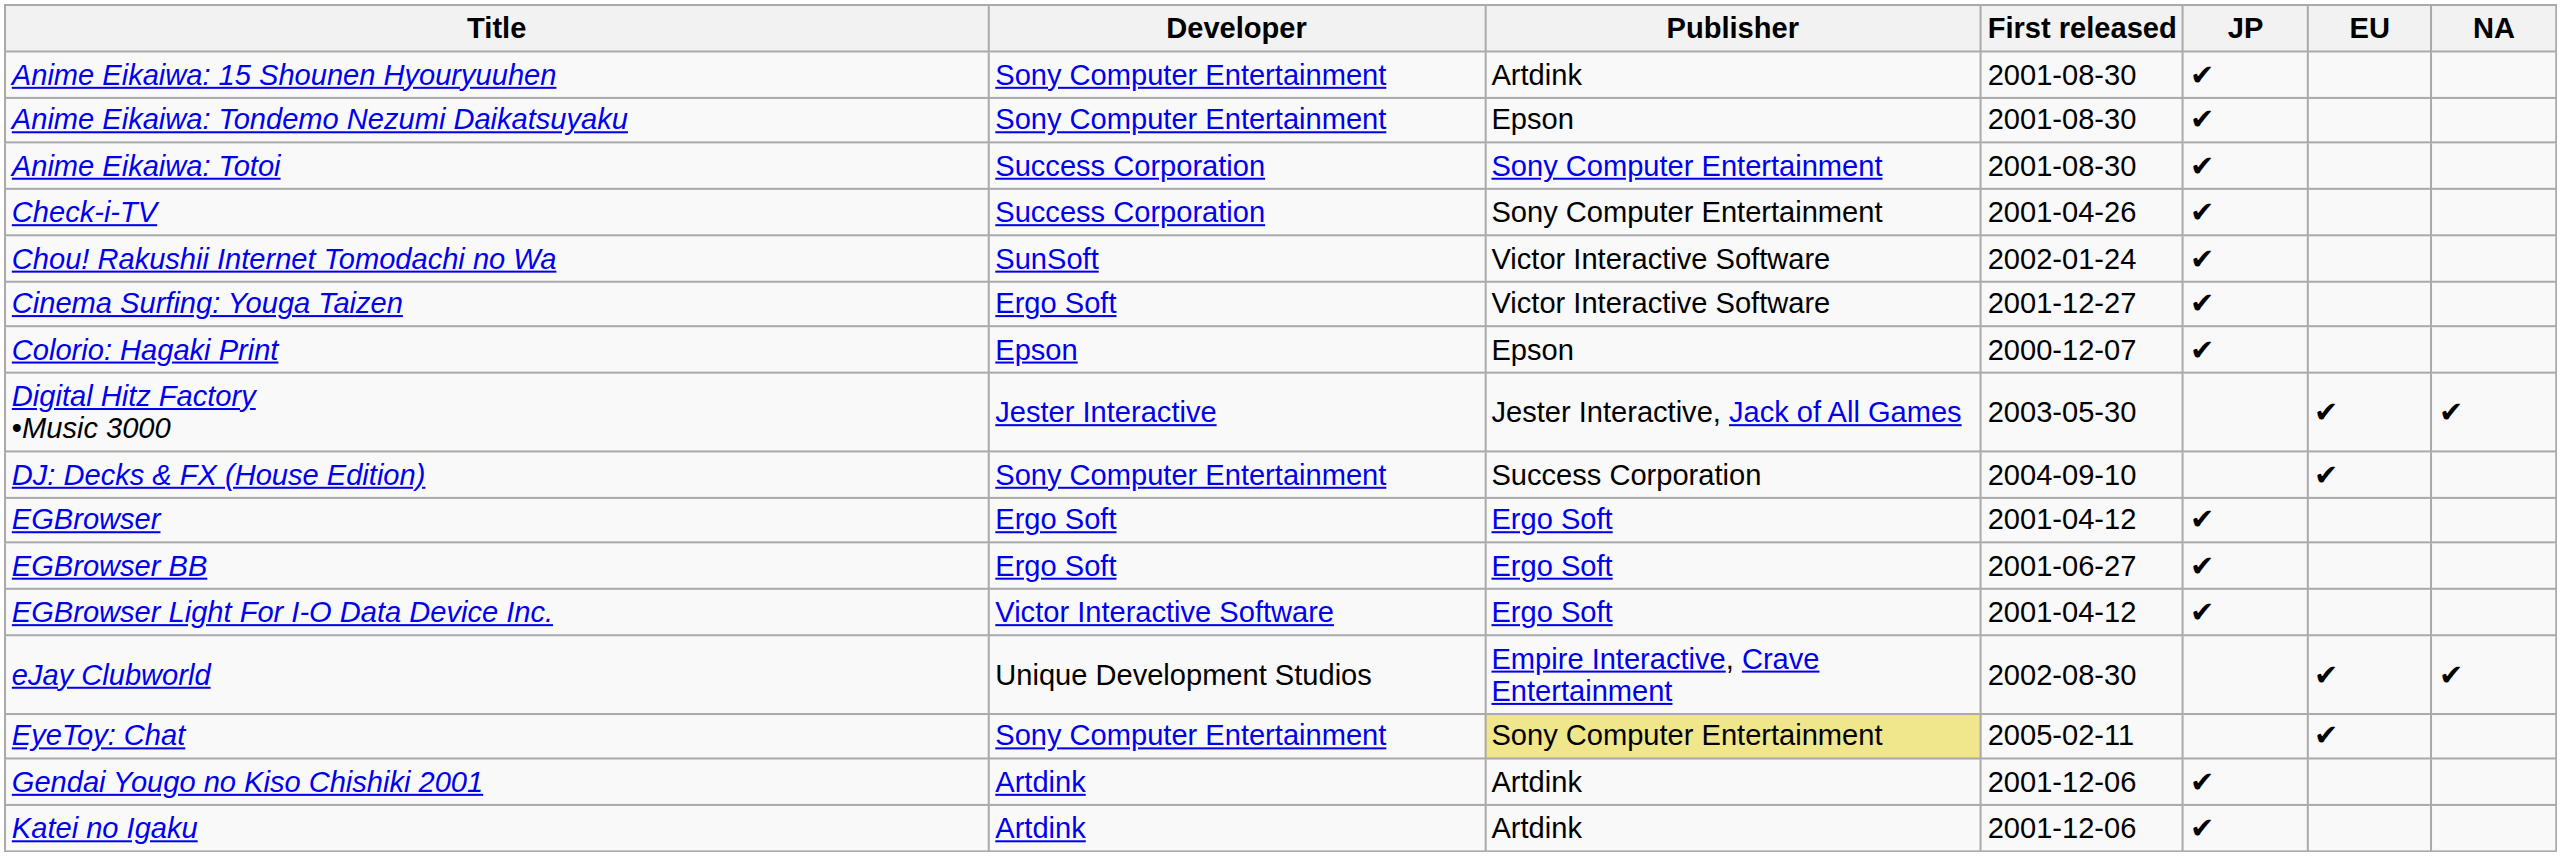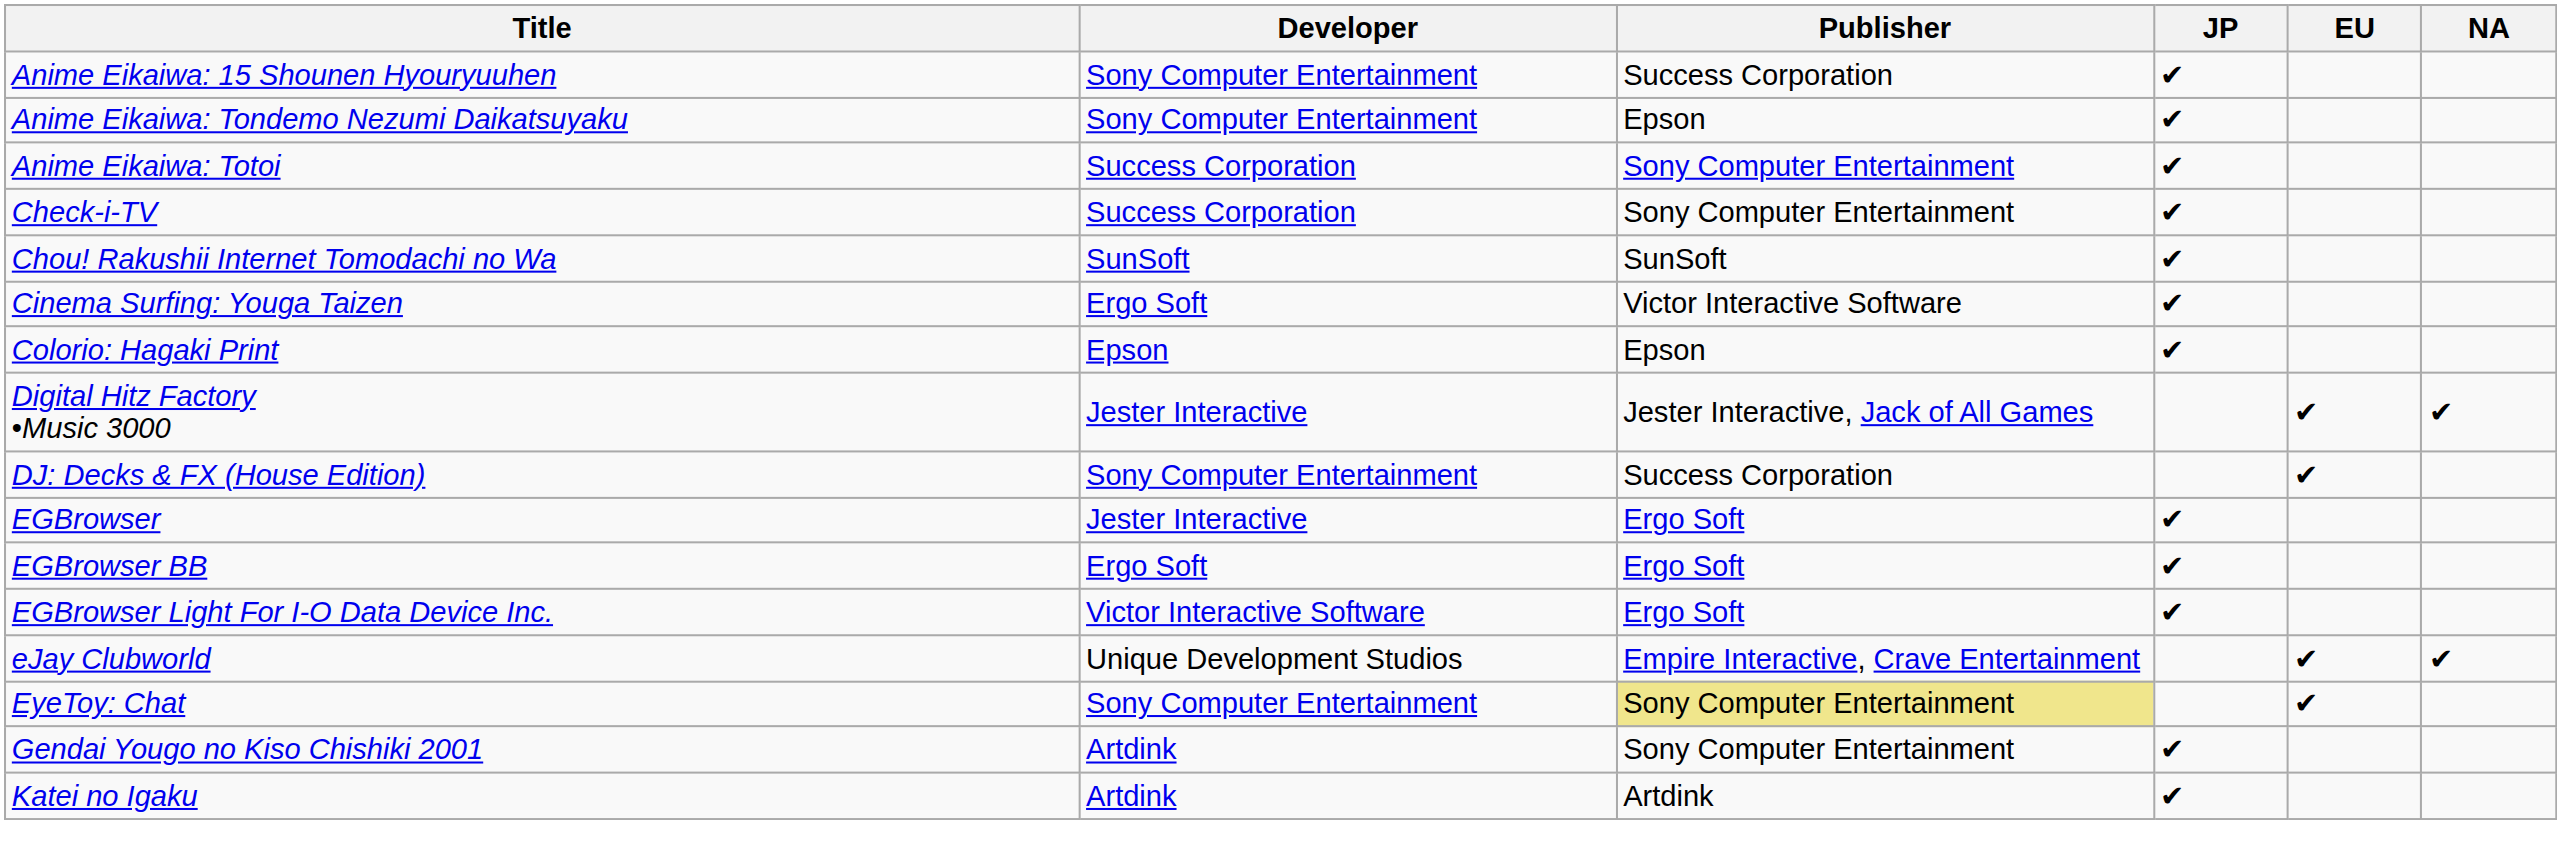- column: (2082, 28)
(1537, 74) Artdink -> (1758, 74) Success Corporation
(1661, 258) Victor Interactive Software -> (1675, 258) SunSoft
(1056, 520) Ergo Soft -> (1197, 520) Jester Interactive
(1537, 782) Artdink -> (1819, 750) Sony Computer Entertainment
